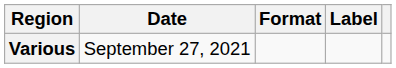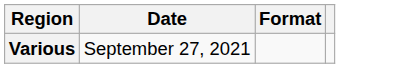- column: (354, 19)
